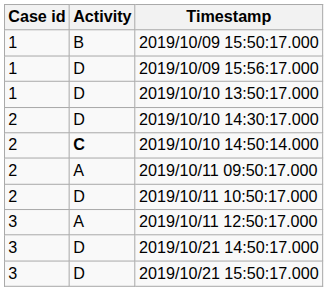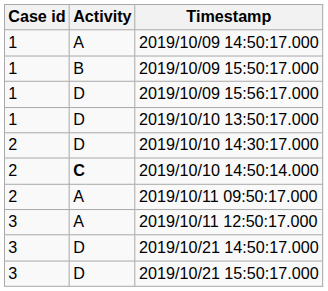+ row: (229, 42)
- row: (228, 196)
